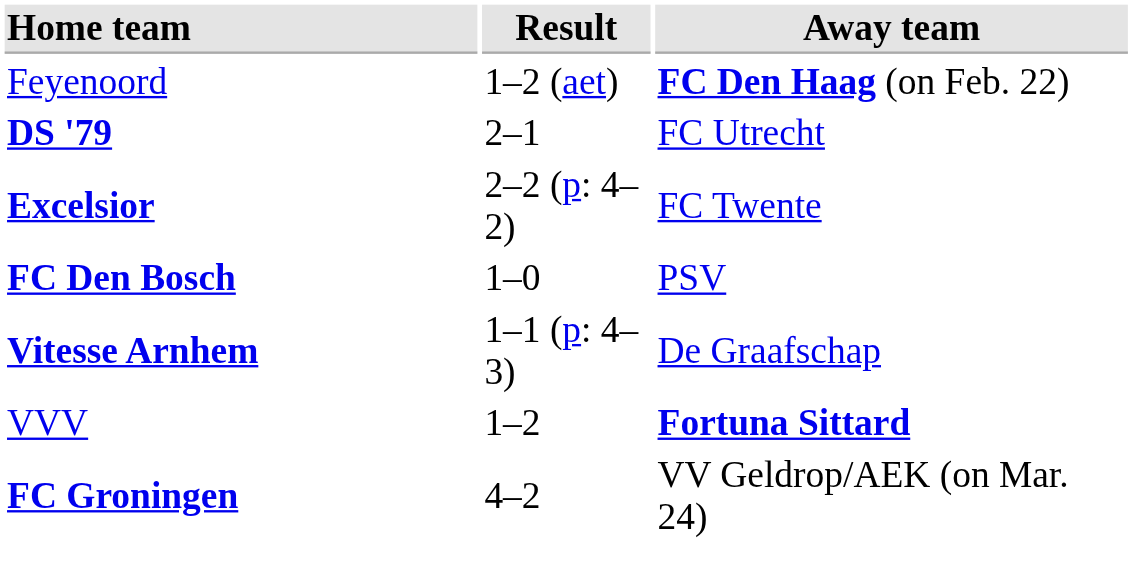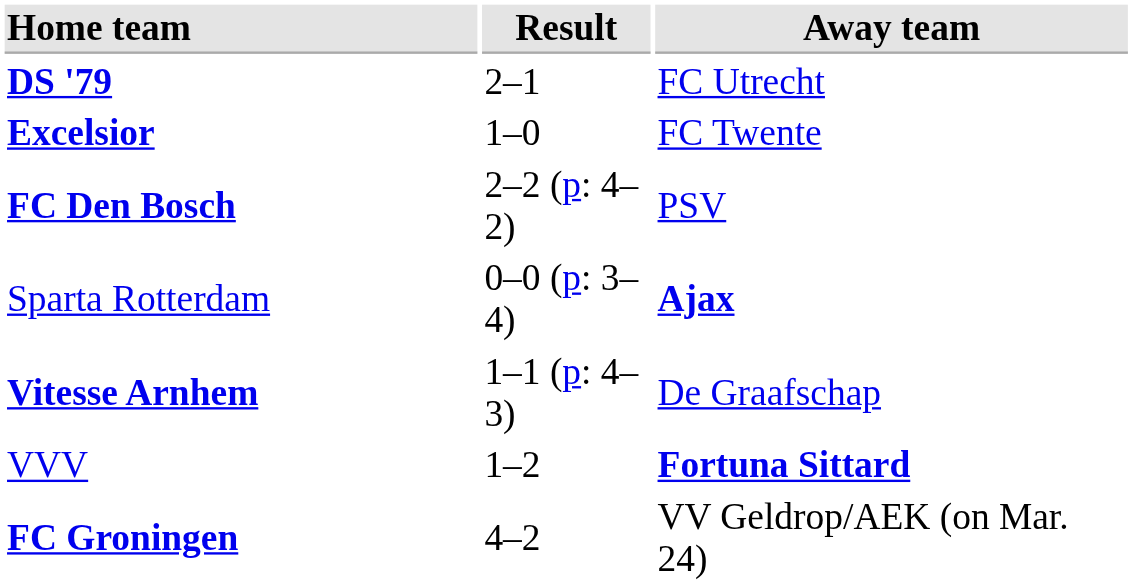- row: (87, 81)
(561, 205) 2–2 (p: 4–2) -> (512, 132) 1–0
(512, 277) 1–0 -> (561, 205) 2–2 (p: 4–2)
+ row: (139, 298)
